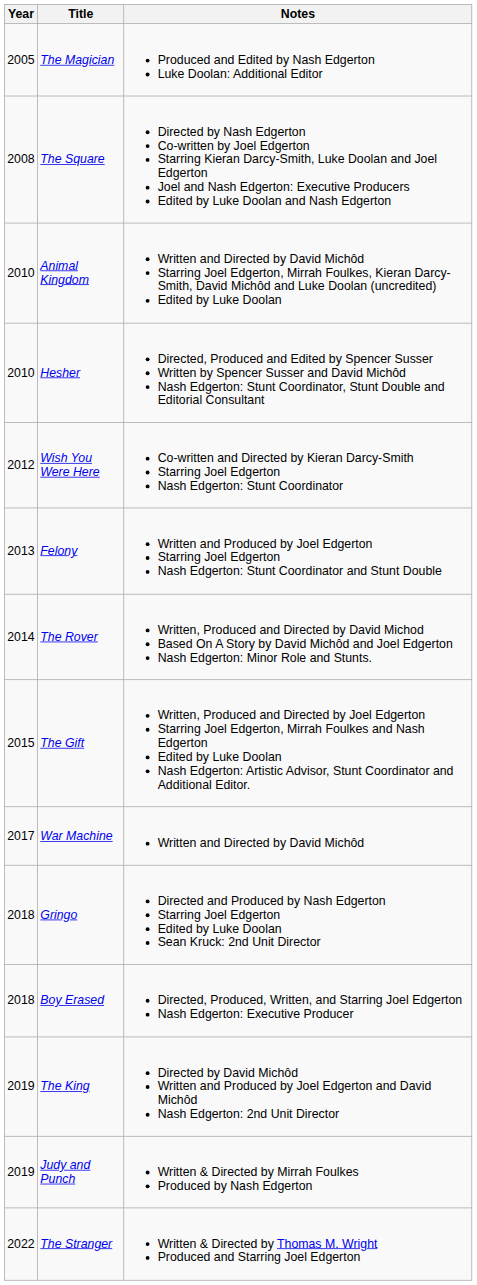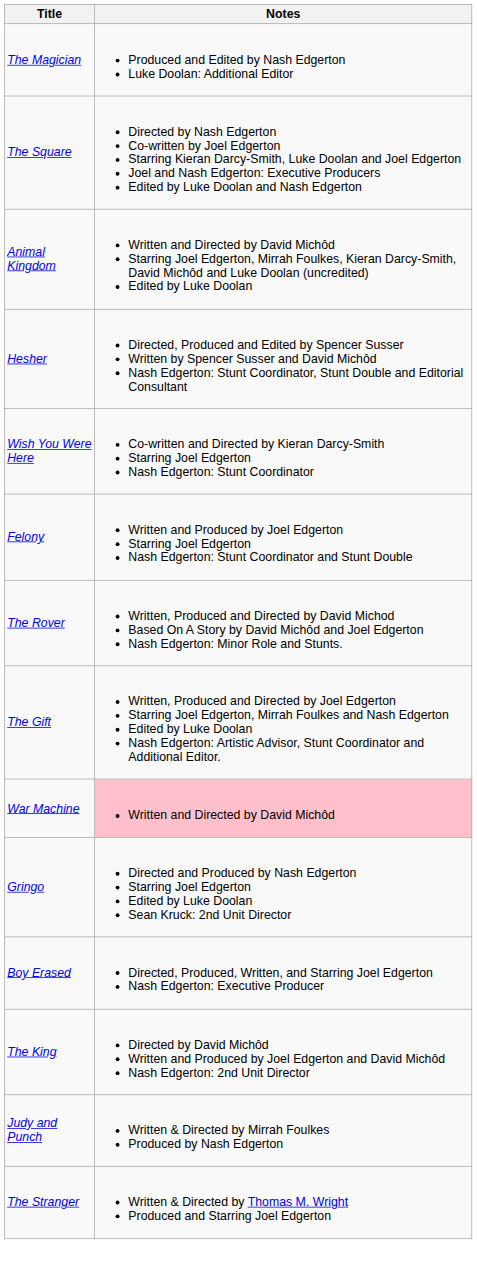- column: (21, 14)
(298, 843) no background -> (283, 815) pink background
